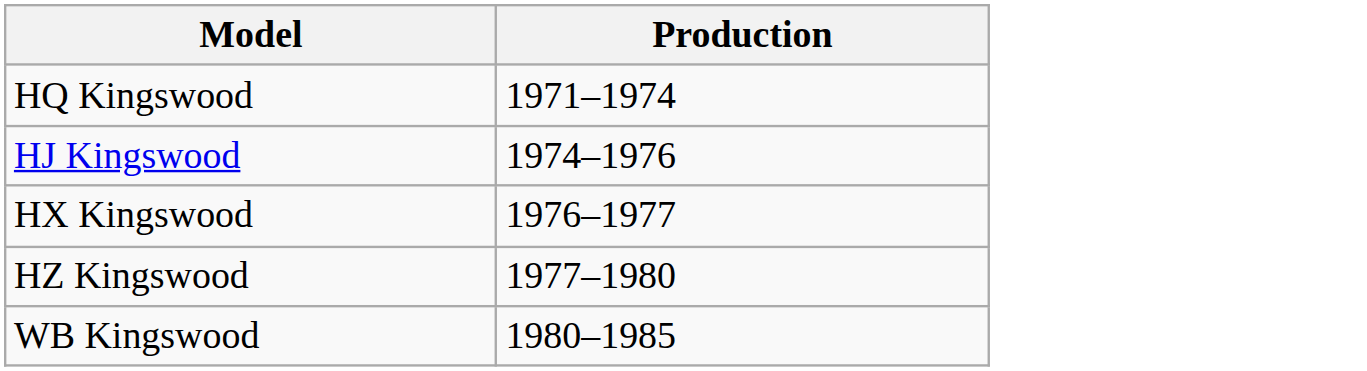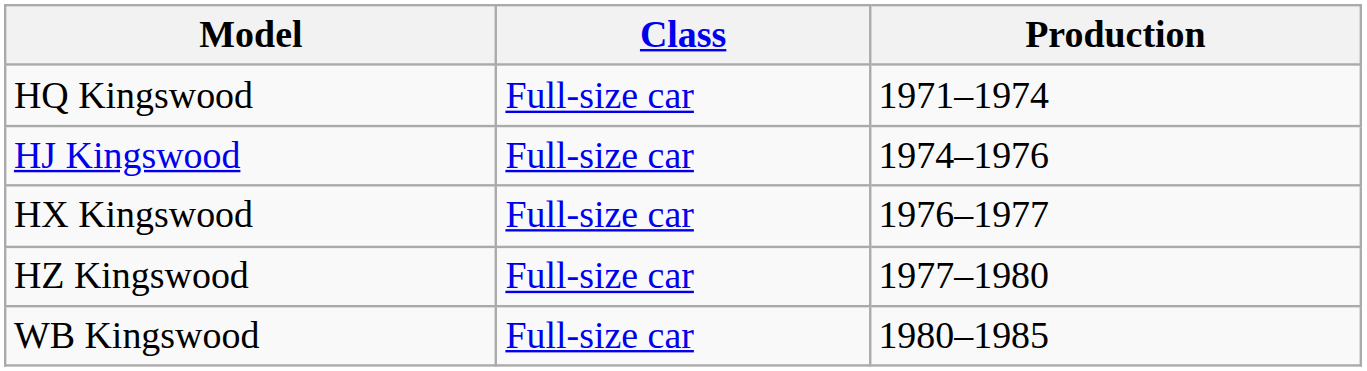+ column: (683, 34)
